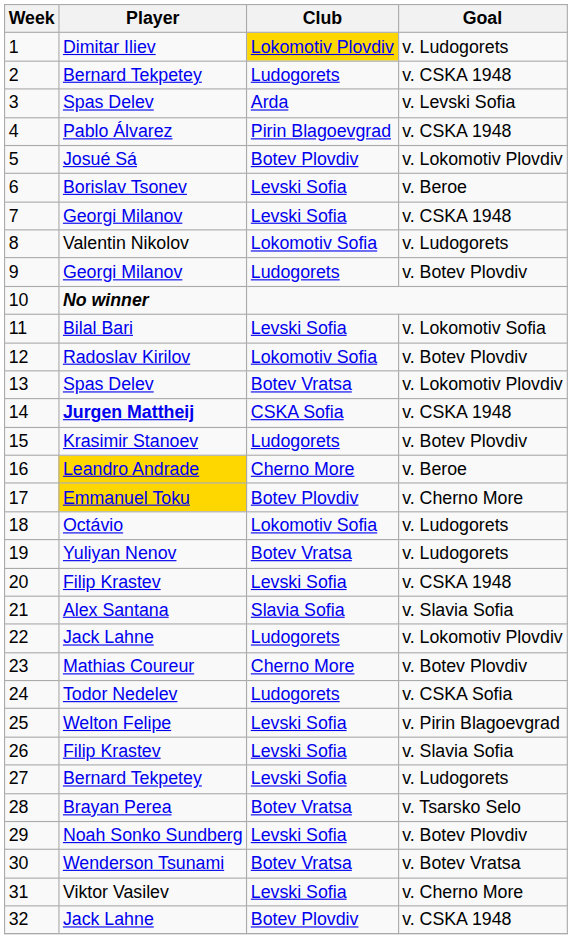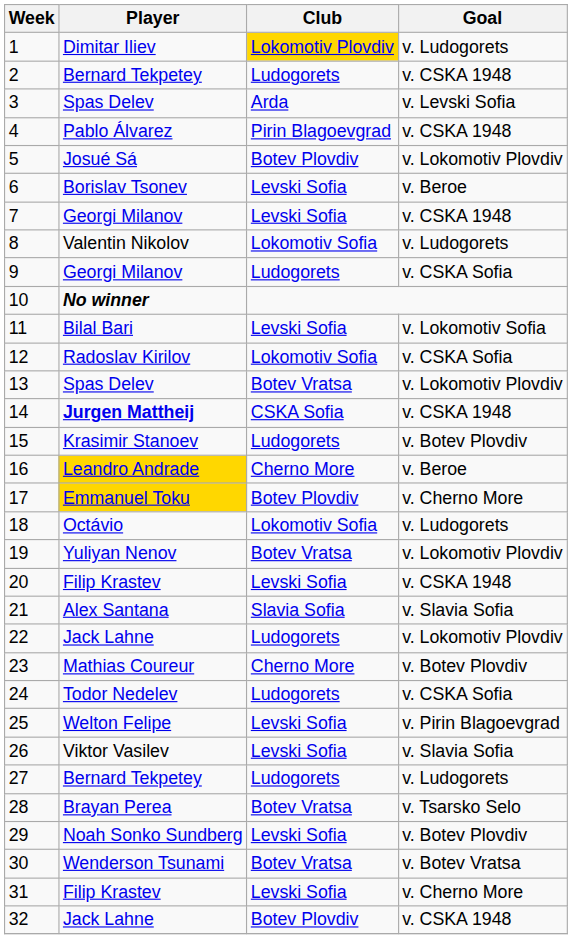(465, 272) v. Botev Plovdiv -> (457, 272) v. CSKA Sofia
(465, 356) v. Botev Plovdiv -> (457, 356) v. CSKA Sofia
(455, 553) v. Ludogorets -> (482, 553) v. Lokomotiv Plovdiv
(112, 750) Filip Krastev -> (116, 750) Viktor Vasilev
(299, 779) Levski Sofia -> (295, 779) Ludogorets
(116, 891) Viktor Vasilev -> (112, 891) Filip Krastev
